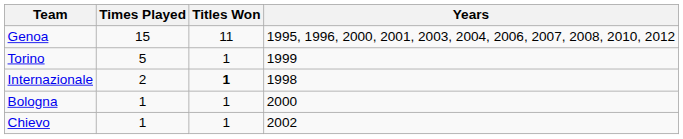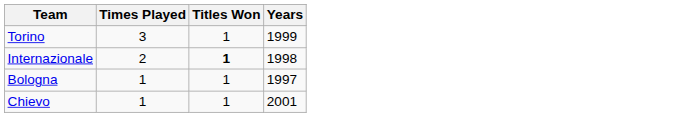- row: (28, 36)
(143, 58) 5 -> (143, 36) 3
(282, 101) 2000 -> (282, 79) 1997
(282, 123) 2002 -> (282, 101) 2001
